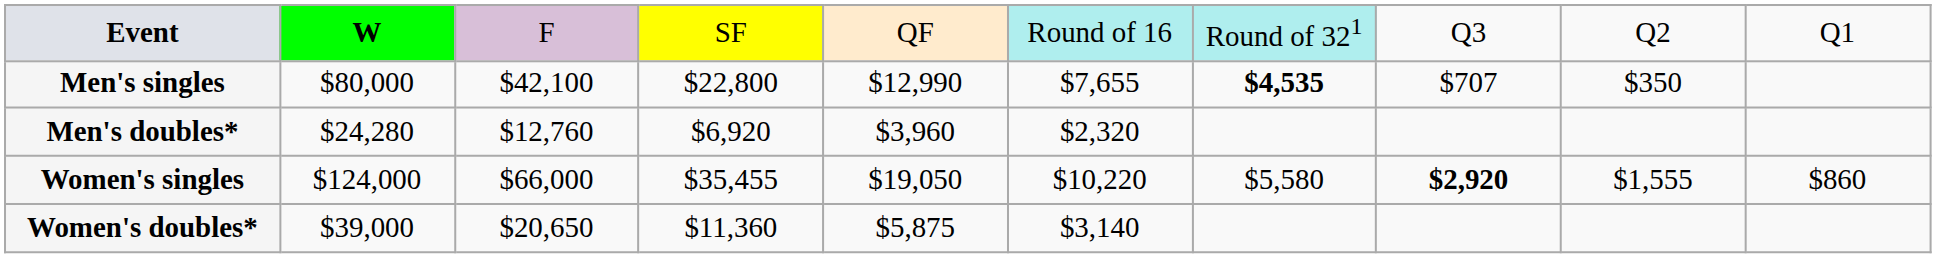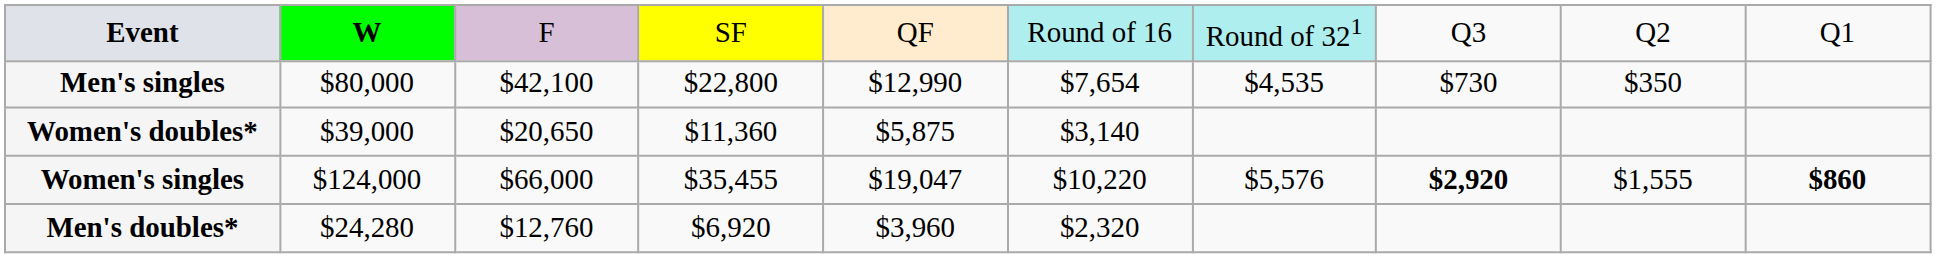(1100, 84) $7,655 -> (1100, 84) $7,654
(1284, 84) bold -> (1284, 84) normal
(1469, 84) $707 -> (1469, 84) $730
rows swapped: (142, 131) <-> (142, 227)
(915, 179) $19,050 -> (915, 179) $19,047
(1284, 179) $5,580 -> (1284, 179) $5,576
(1837, 179) normal -> (1837, 179) bold
